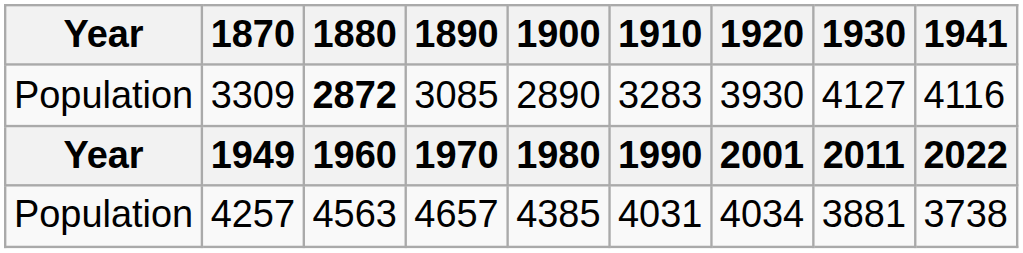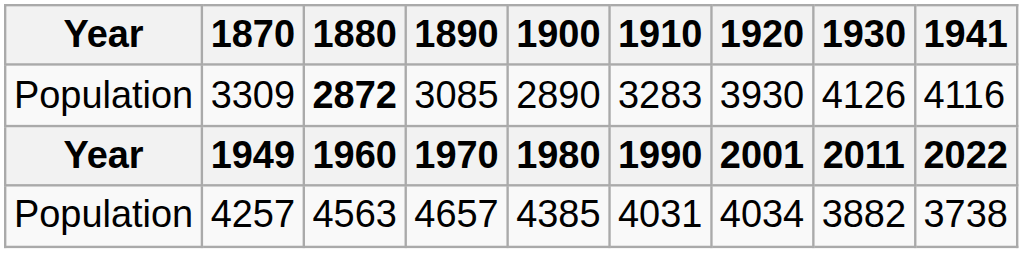(864, 94) 4127 -> (864, 94) 4126
(864, 214) 3881 -> (864, 214) 3882
